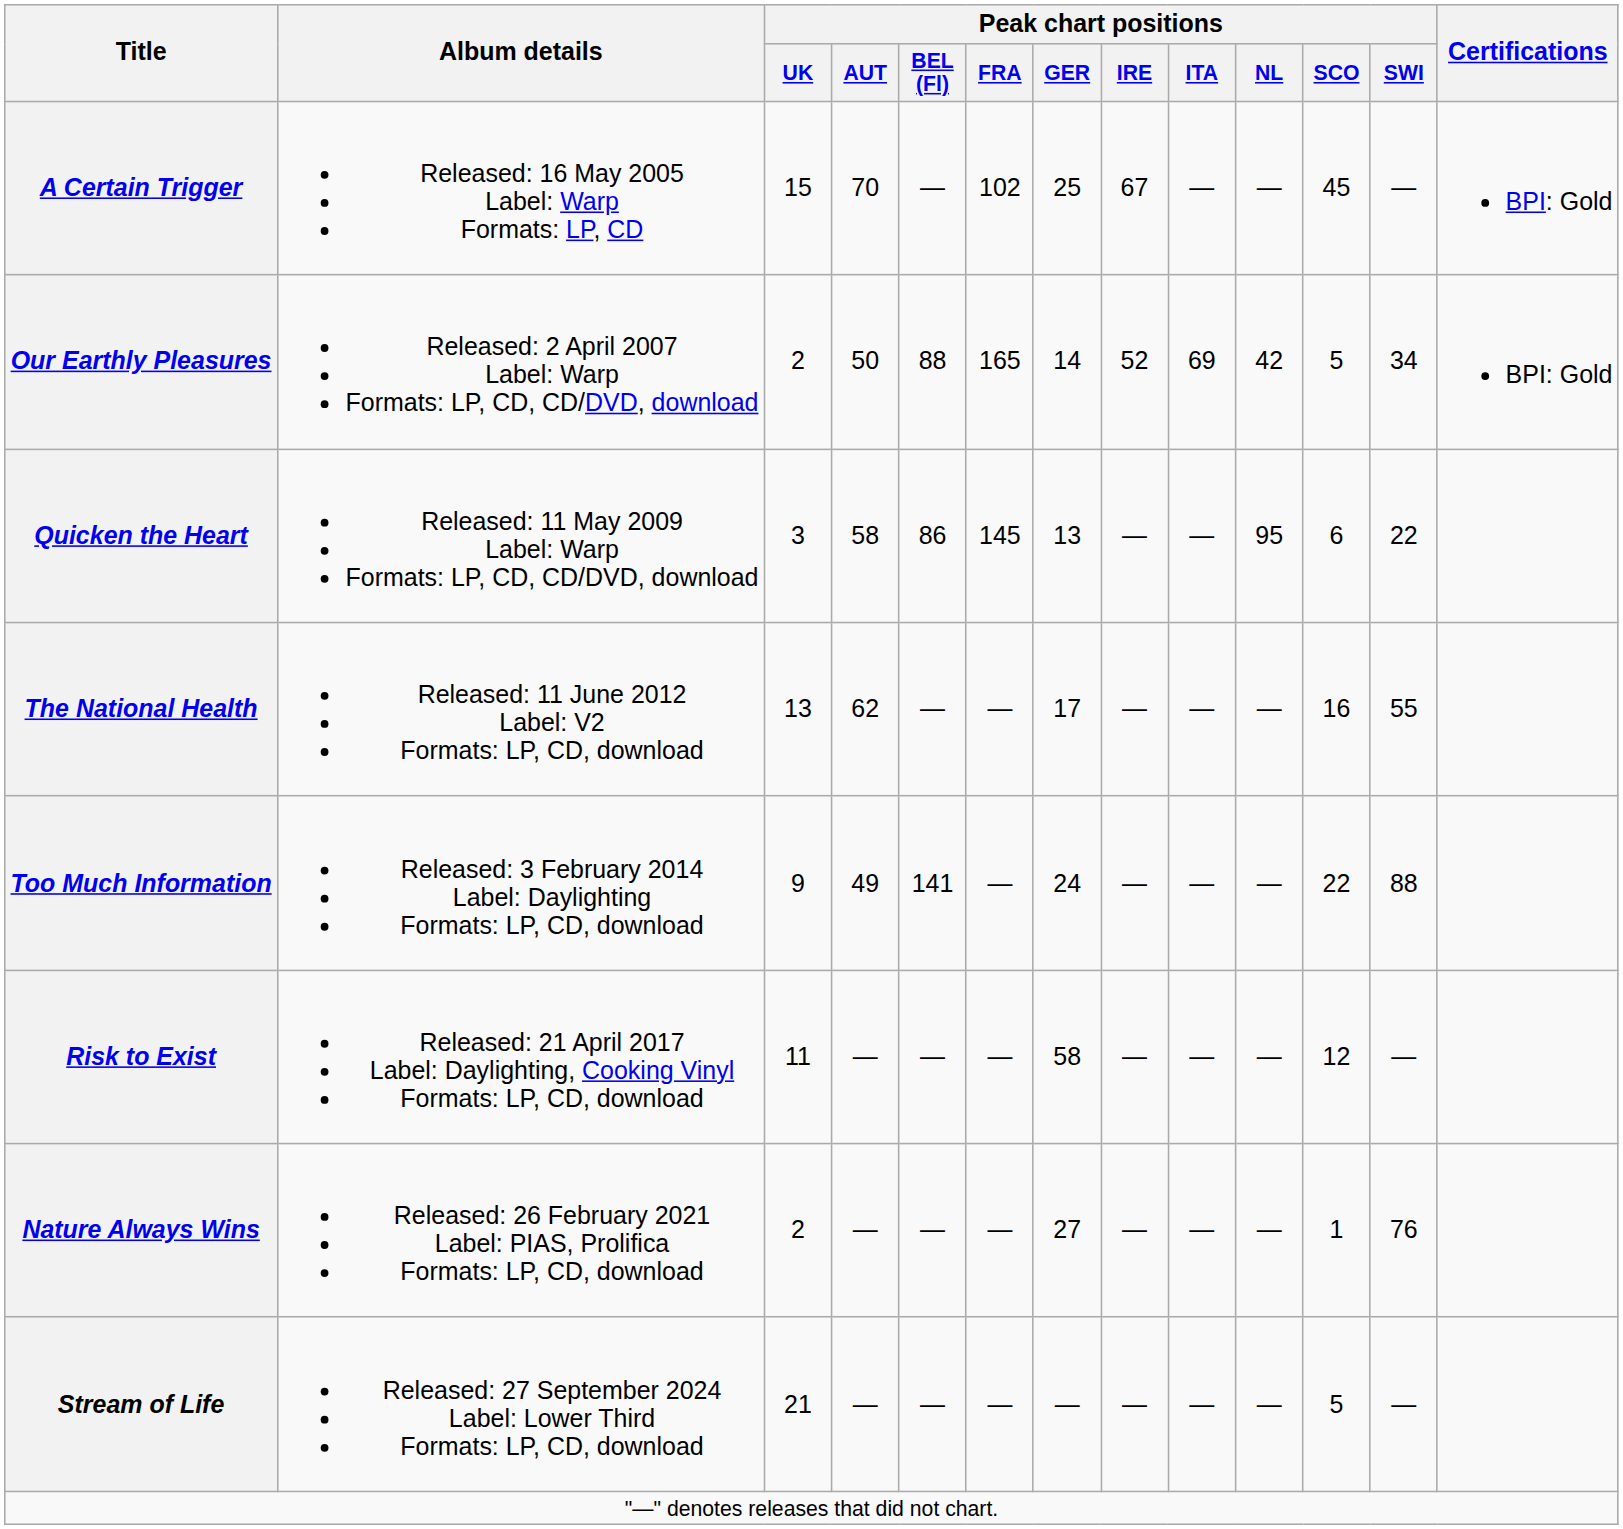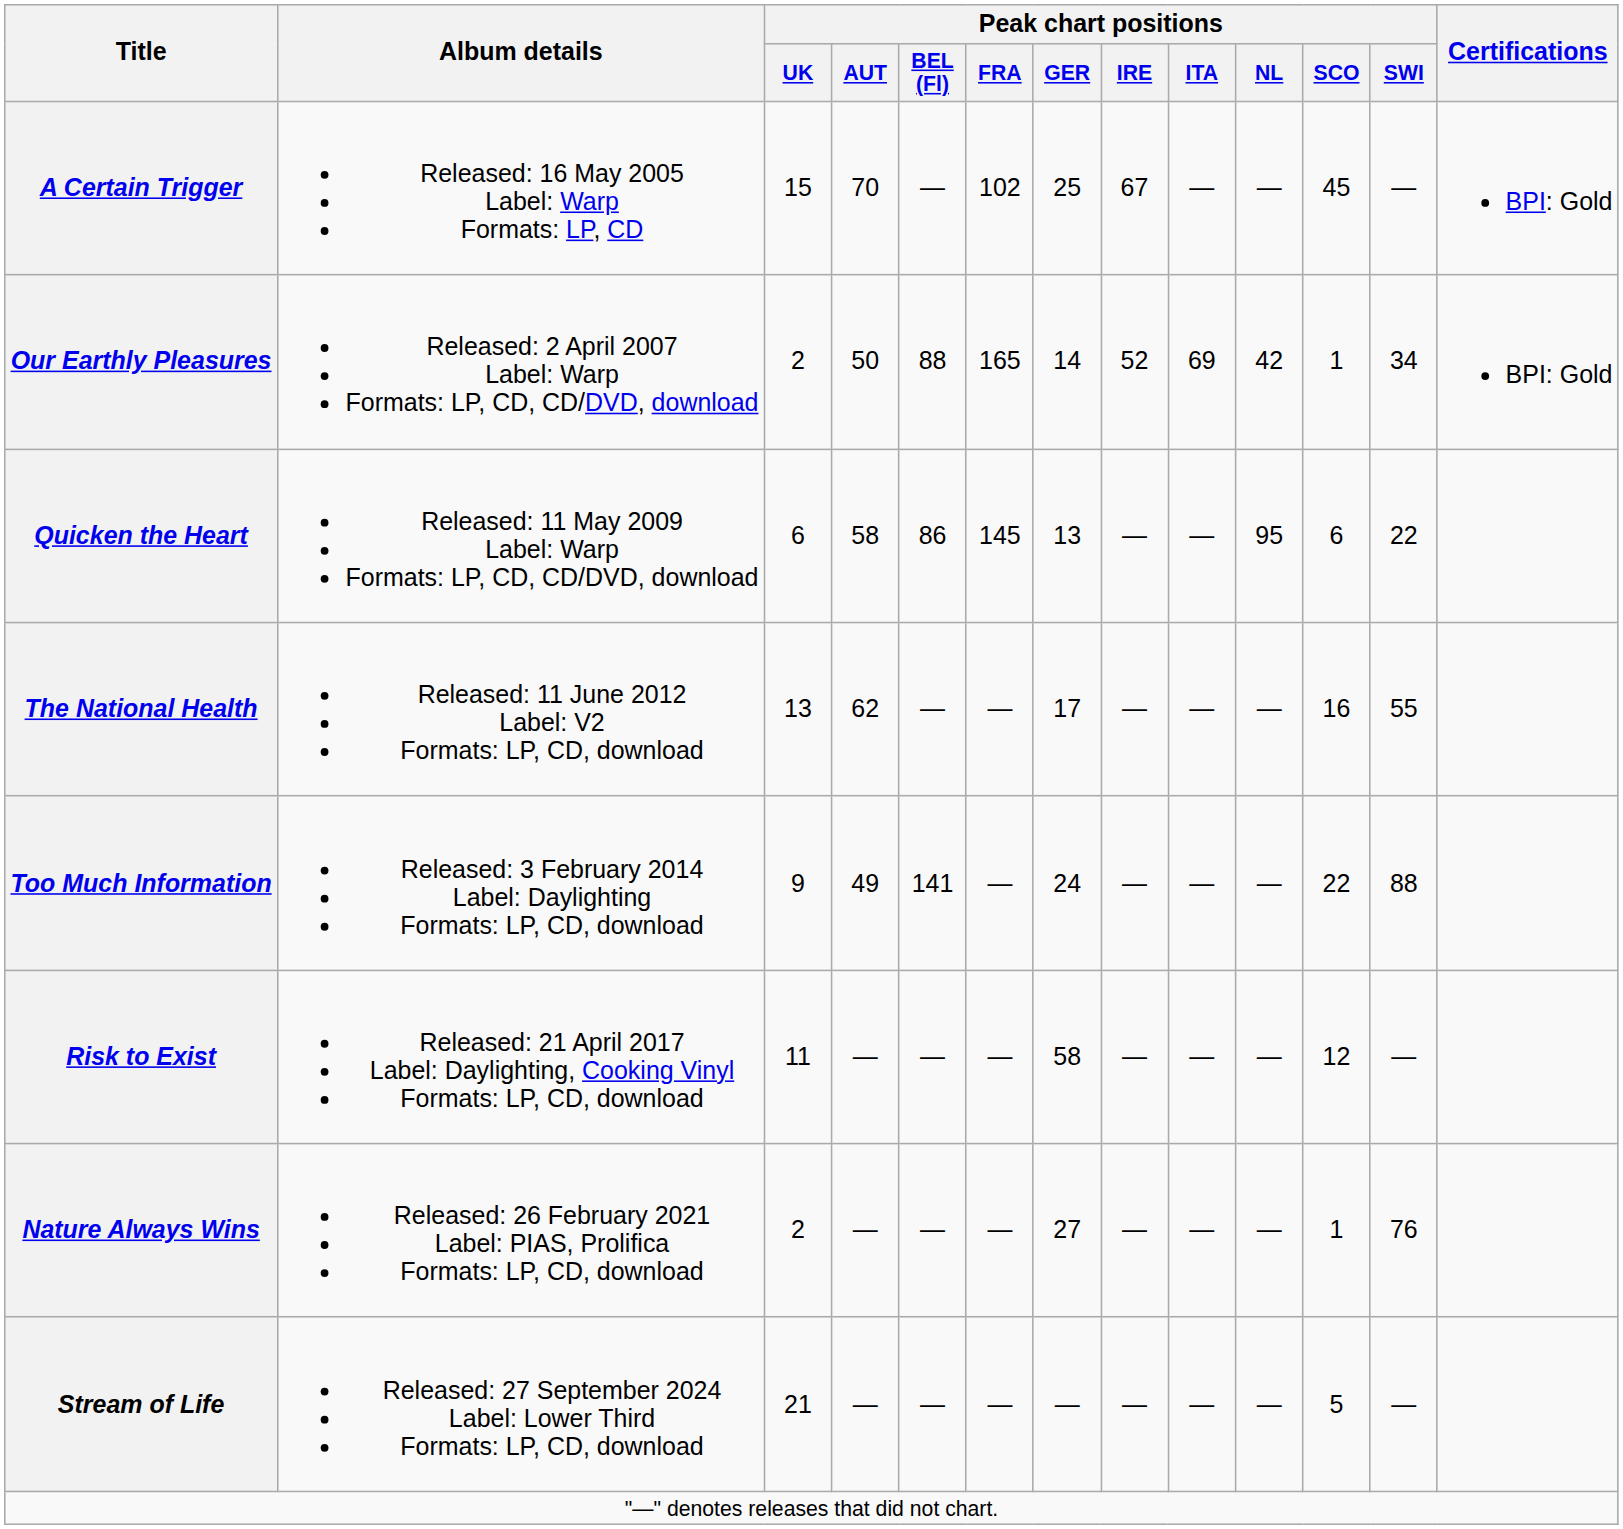(1336, 361) 5 -> (1336, 361) 1
(798, 535) 3 -> (798, 535) 6
